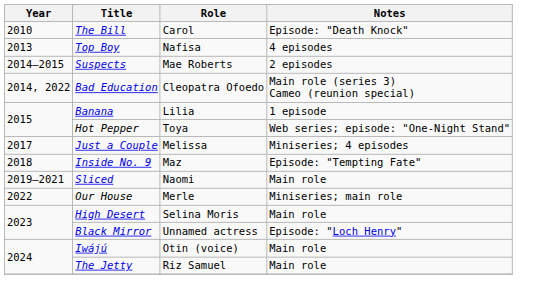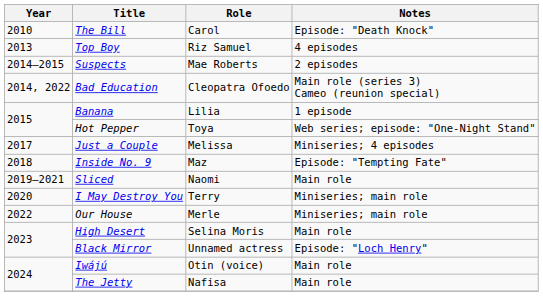(182, 47) Nafisa -> (220, 47) Riz Samuel
+ row: (129, 197)
(194, 265) Riz Samuel -> (207, 283) Nafisa
